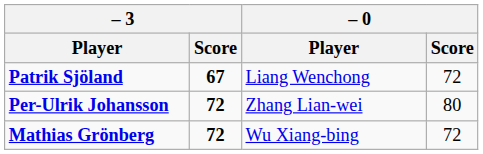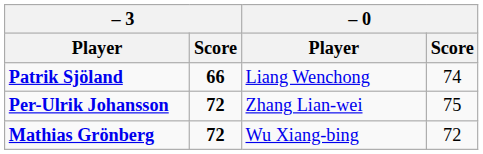(215, 76) 67 -> (215, 76) 66
(452, 76) 72 -> (452, 76) 74
(452, 105) 80 -> (452, 105) 75
